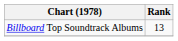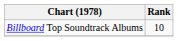(159, 28) 13 -> (159, 28) 10
